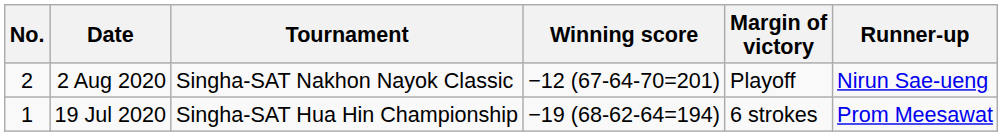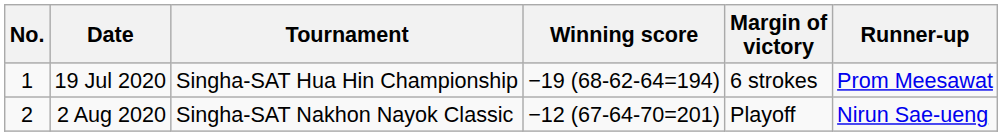rows swapped: (110, 114) <-> (111, 80)
